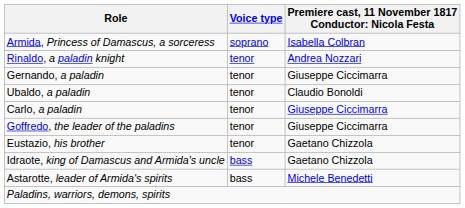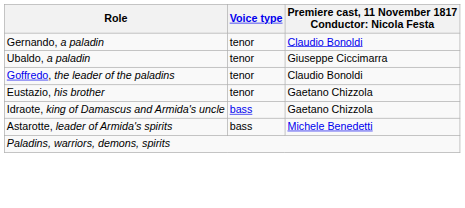- row: (111, 42)
- row: (66, 59)
(338, 76) Giuseppe Ciccimarra -> (325, 42) Claudio Bonoldi
(325, 93) Claudio Bonoldi -> (338, 59) Giuseppe Ciccimarra
- row: (44, 110)
(338, 127) Giuseppe Ciccimarra -> (325, 76) Claudio Bonoldi
